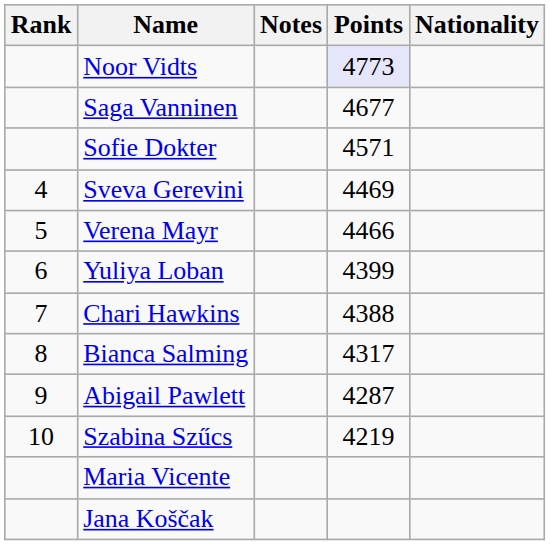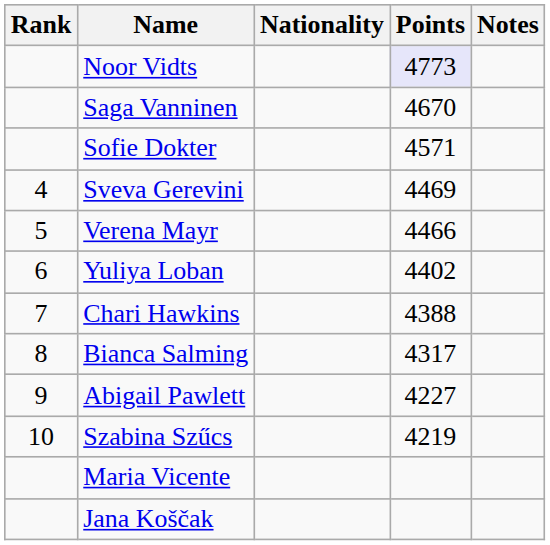columns swapped: (477, 25) <-> (291, 25)
(368, 107) 4677 -> (430, 107) 4670
(368, 271) 4399 -> (430, 271) 4402
(368, 395) 4287 -> (430, 395) 4227
